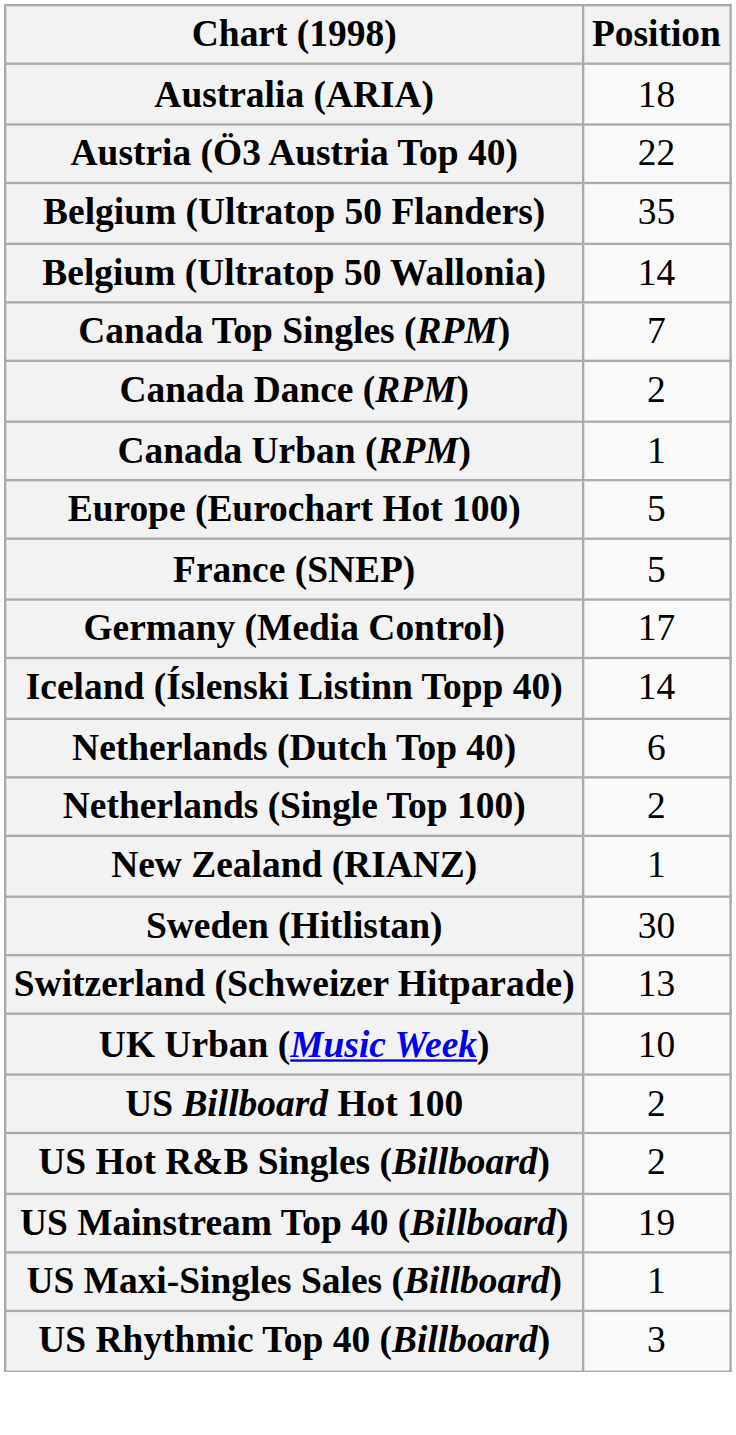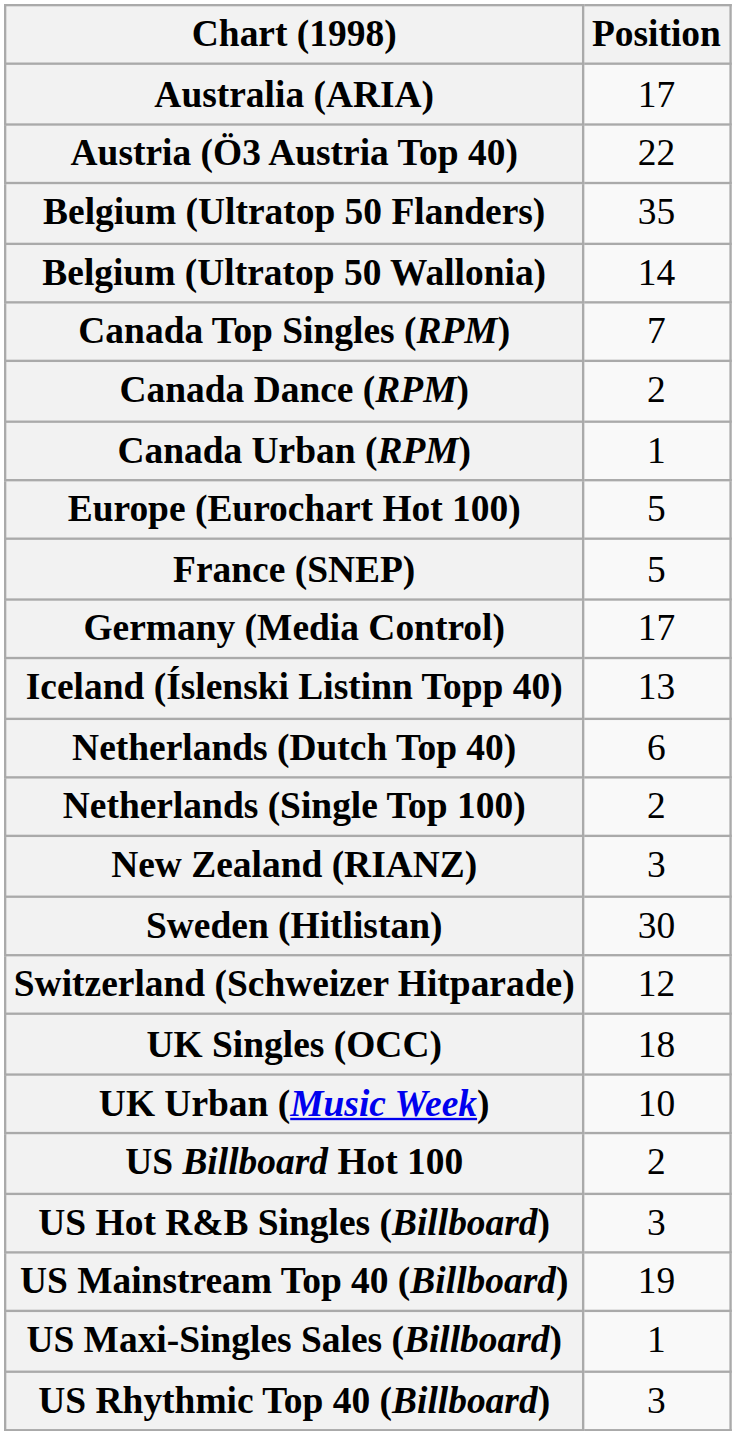(656, 93) 18 -> (656, 93) 17
(656, 687) 14 -> (656, 687) 13
(656, 865) 1 -> (656, 865) 3
(656, 984) 13 -> (656, 984) 12
+ row: (294, 1043)
(656, 1162) 2 -> (656, 1221) 3
